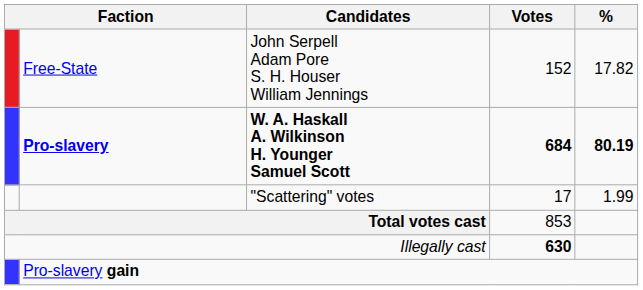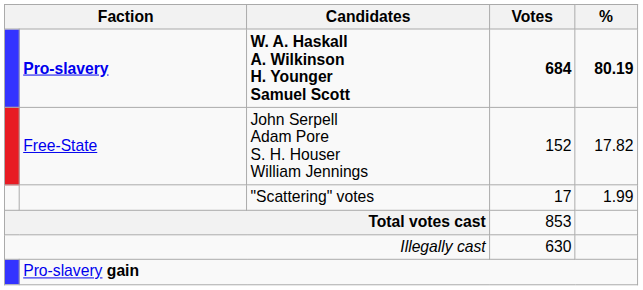rows swapped: (66, 146) <-> (60, 68)
(558, 247) bold -> (558, 247) normal
